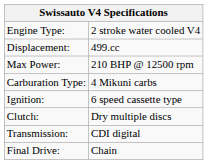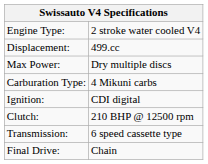(142, 64) 210 BHP @ 12500 rpm -> (131, 64) Dry multiple discs
(136, 99) 6 speed cassette type -> (116, 99) CDI digital
(131, 116) Dry multiple discs -> (142, 116) 210 BHP @ 12500 rpm
(116, 133) CDI digital -> (136, 133) 6 speed cassette type
